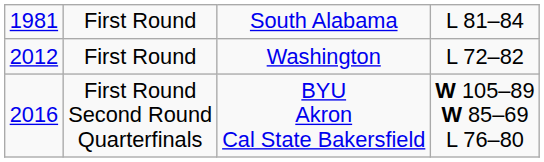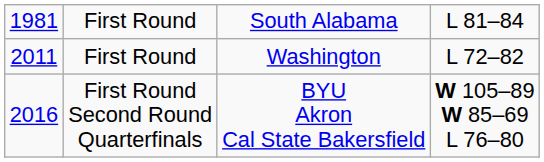(34, 56) 2012 -> (34, 56) 2011
